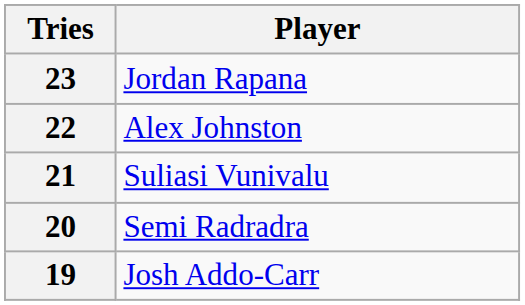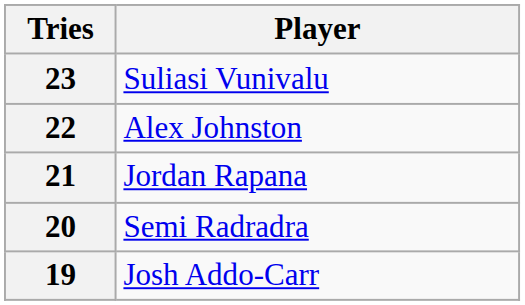(215, 78) Jordan Rapana -> (226, 78) Suliasi Vunivalu
(226, 176) Suliasi Vunivalu -> (215, 176) Jordan Rapana
